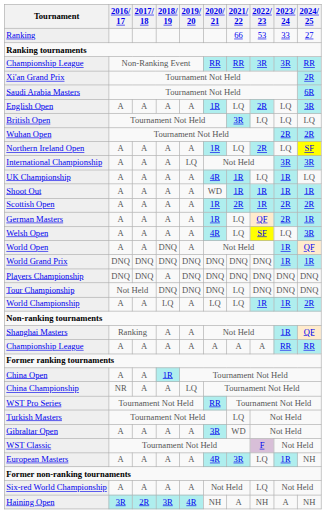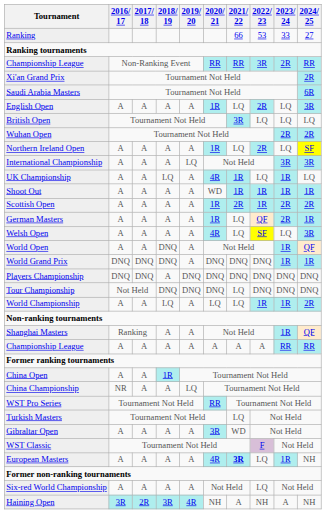(286, 63) 3R -> (286, 63) 2R
(168, 176) A -> (168, 176) LQ
(191, 261) DNQ -> (191, 261) A
(238, 459) normal -> (238, 459) bold
